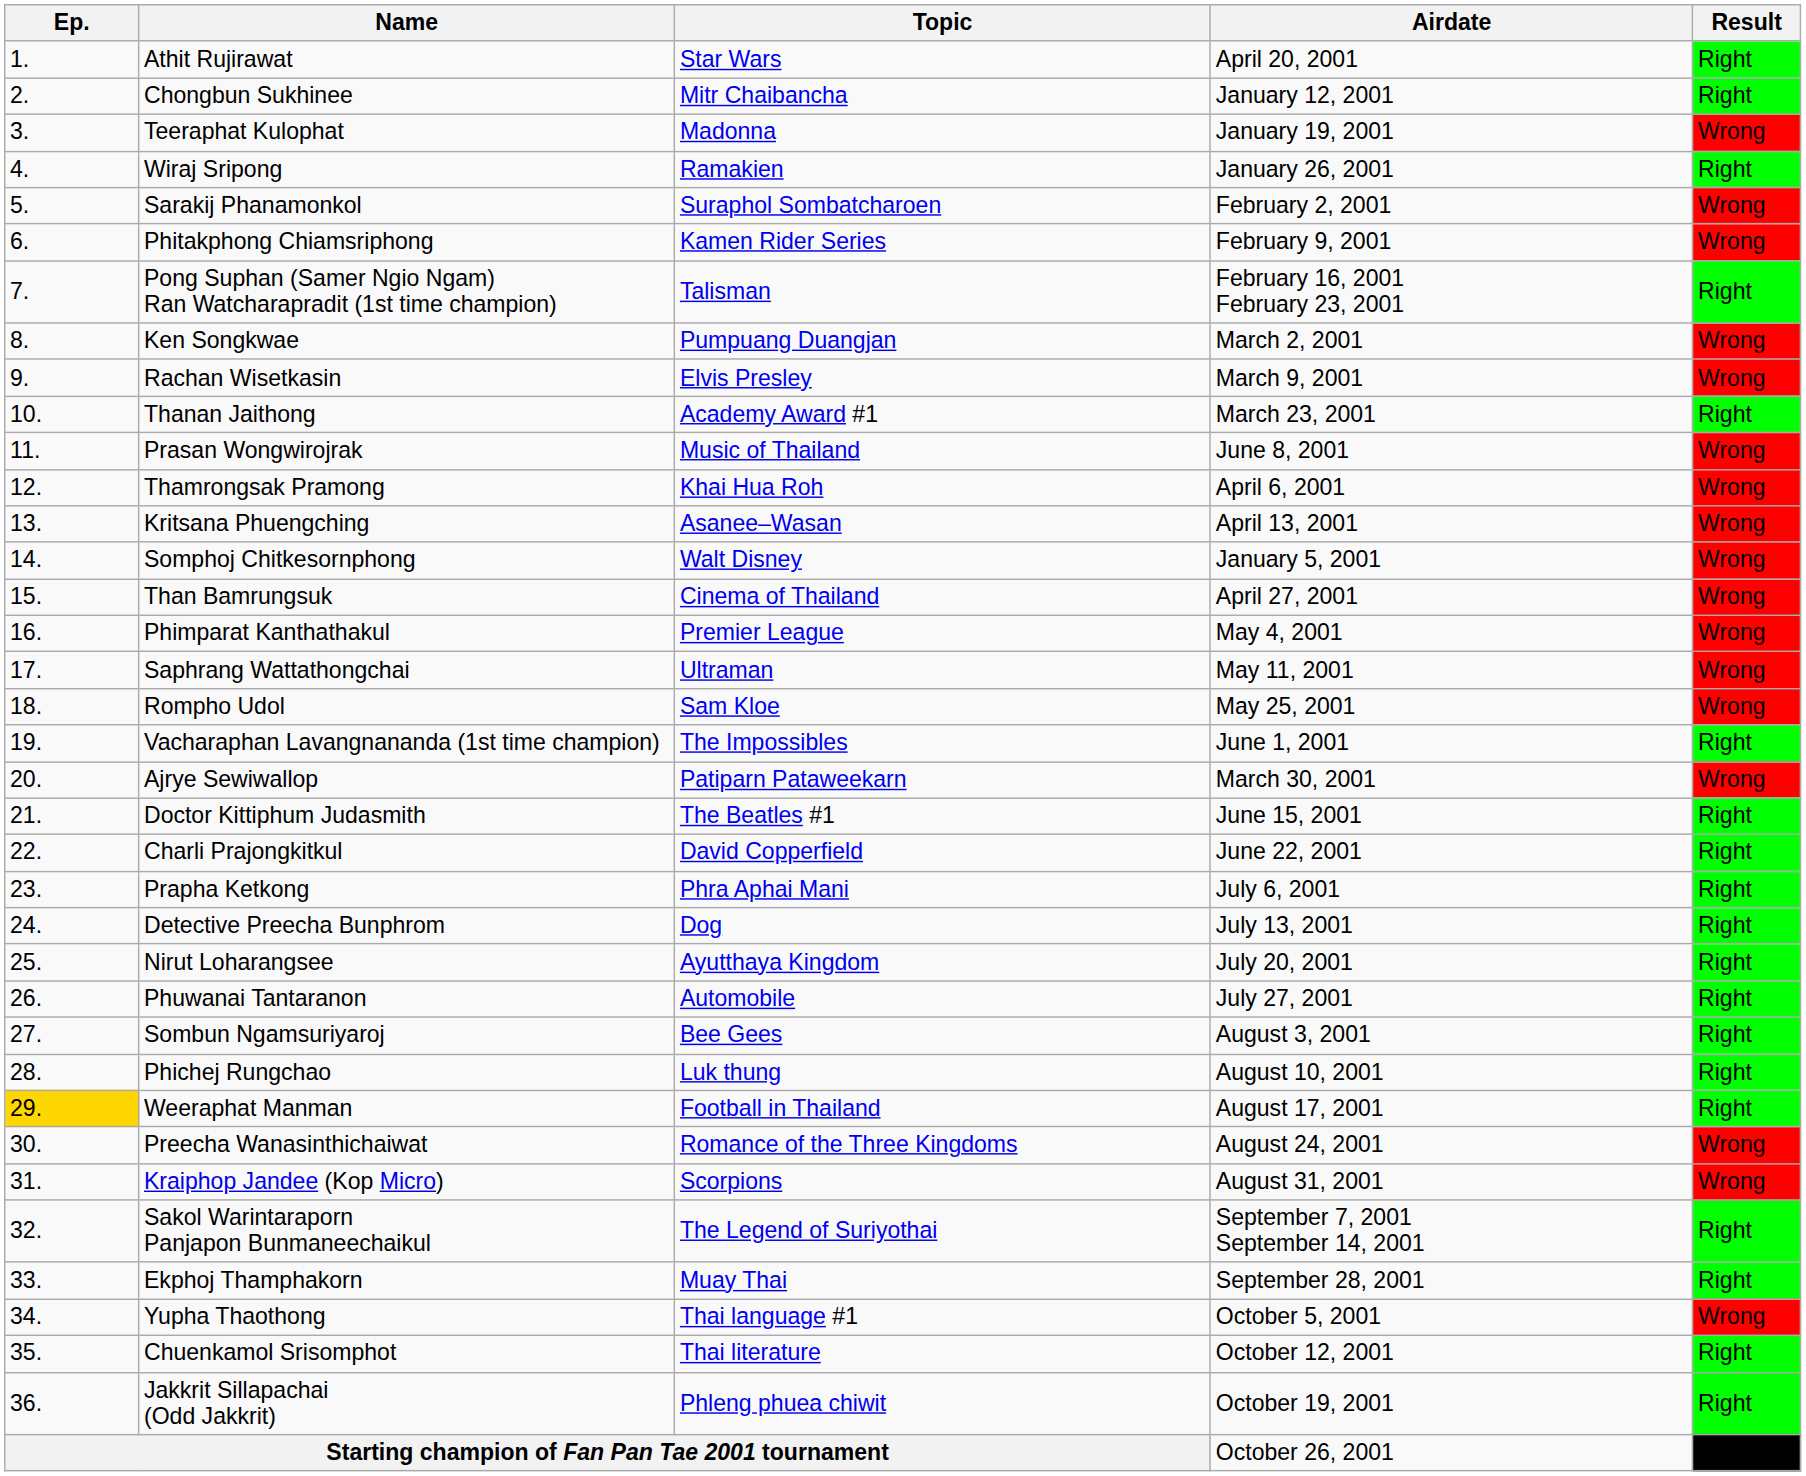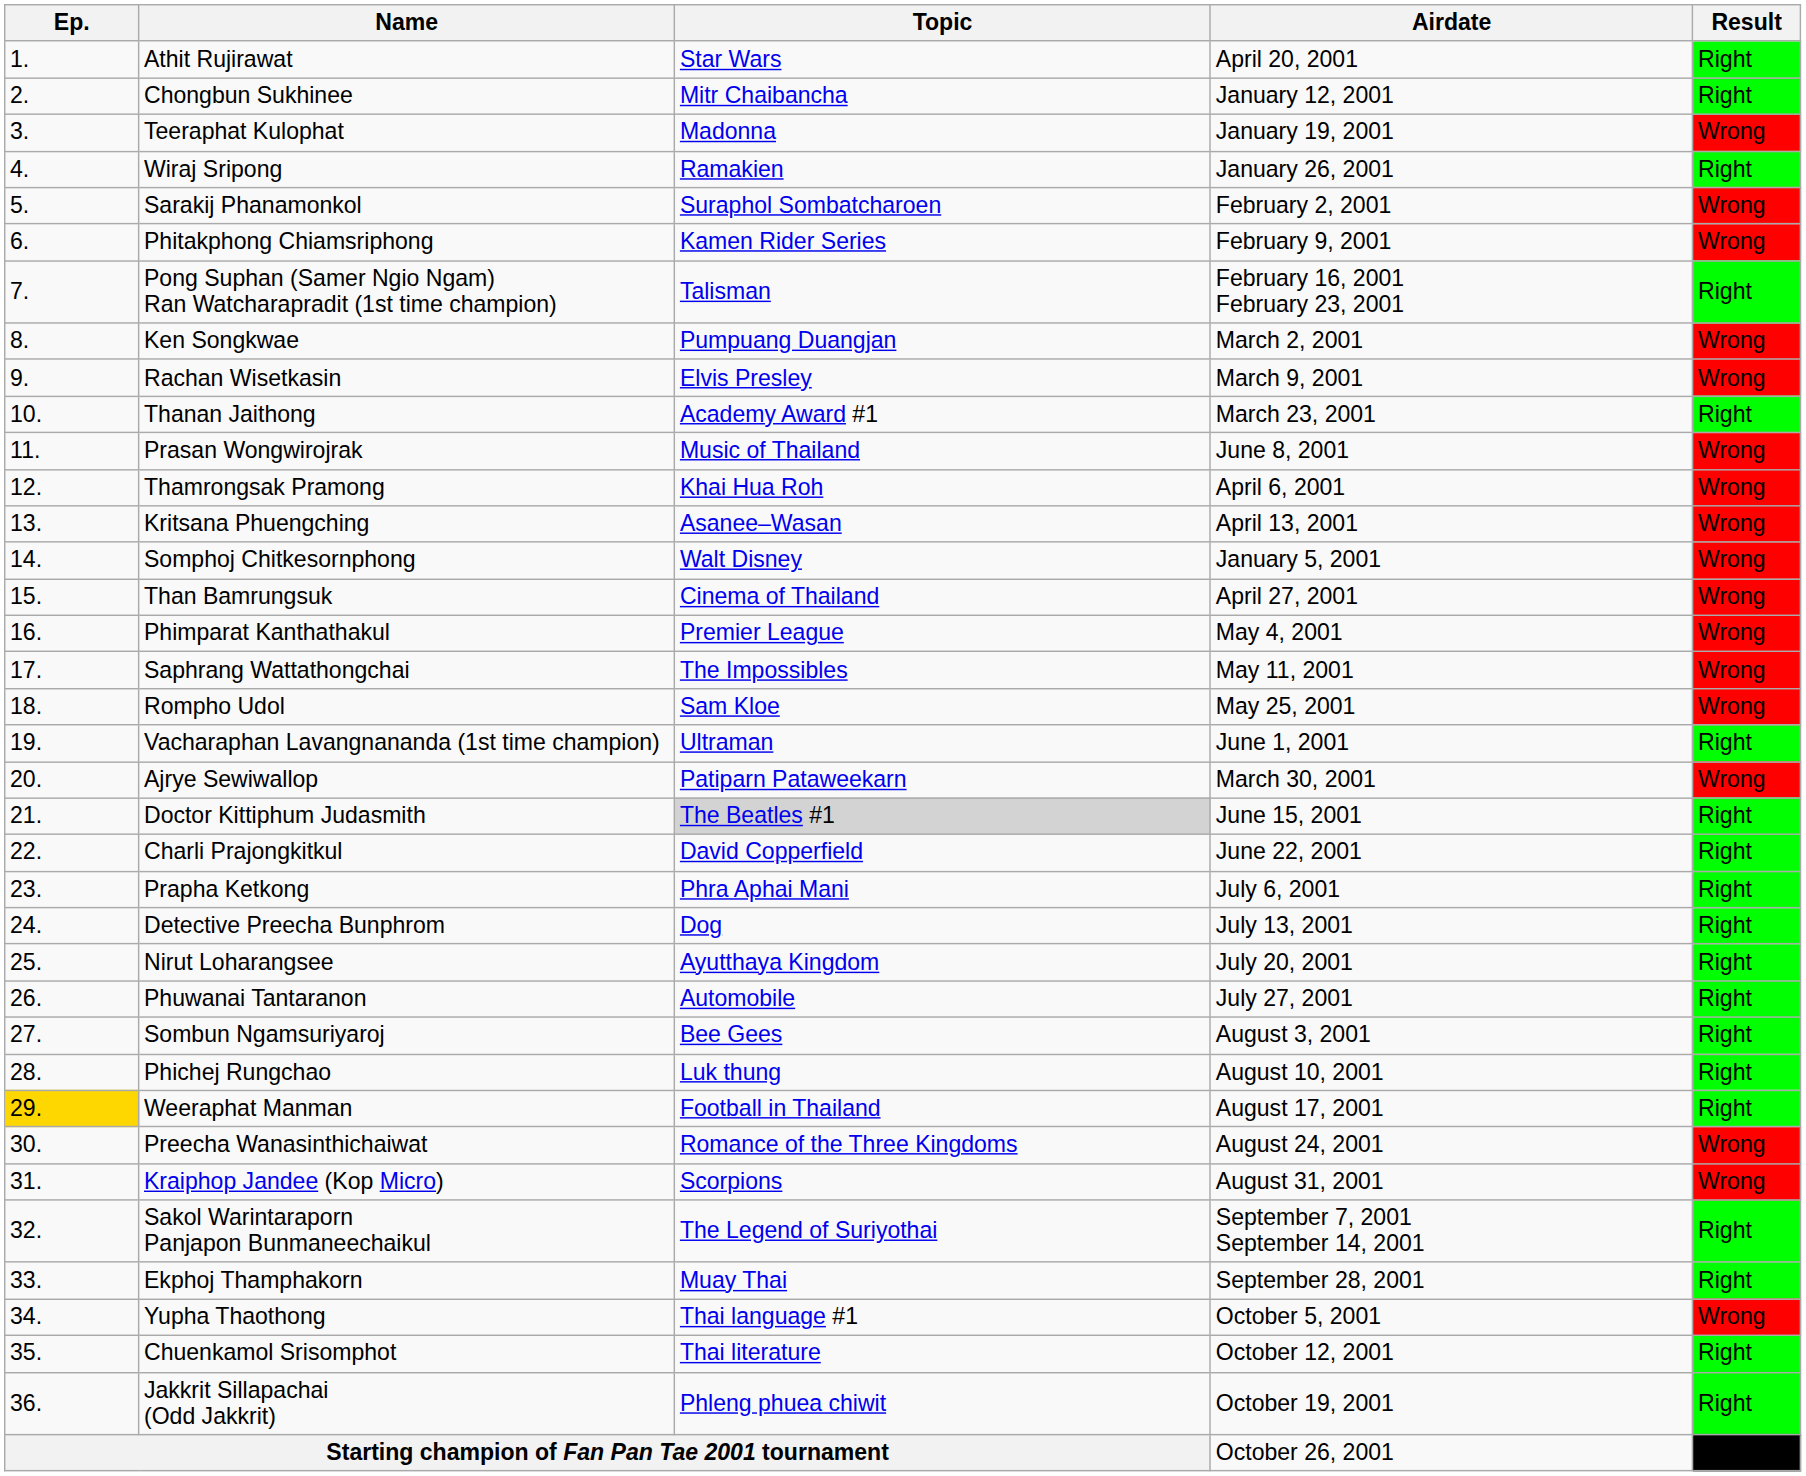(727, 669) Ultraman -> (764, 669) The Impossibles
(764, 742) The Impossibles -> (727, 742) Ultraman
(757, 816) no background -> (757, 816) lightgrey background
